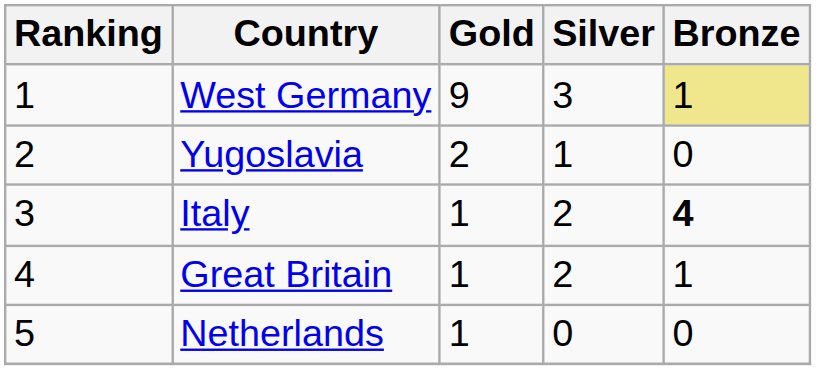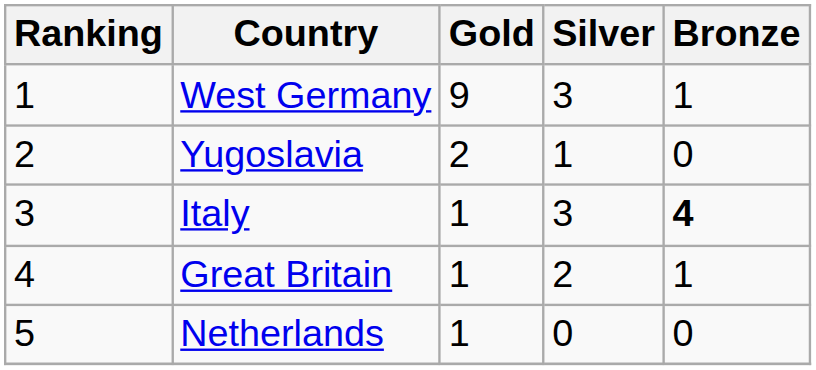(683, 94) khaki background -> (683, 94) no background
(563, 214) 2 -> (563, 214) 3
